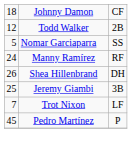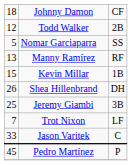(11, 58) 24 -> (11, 58) 13
+ row: (63, 74)
+ row: (63, 136)
